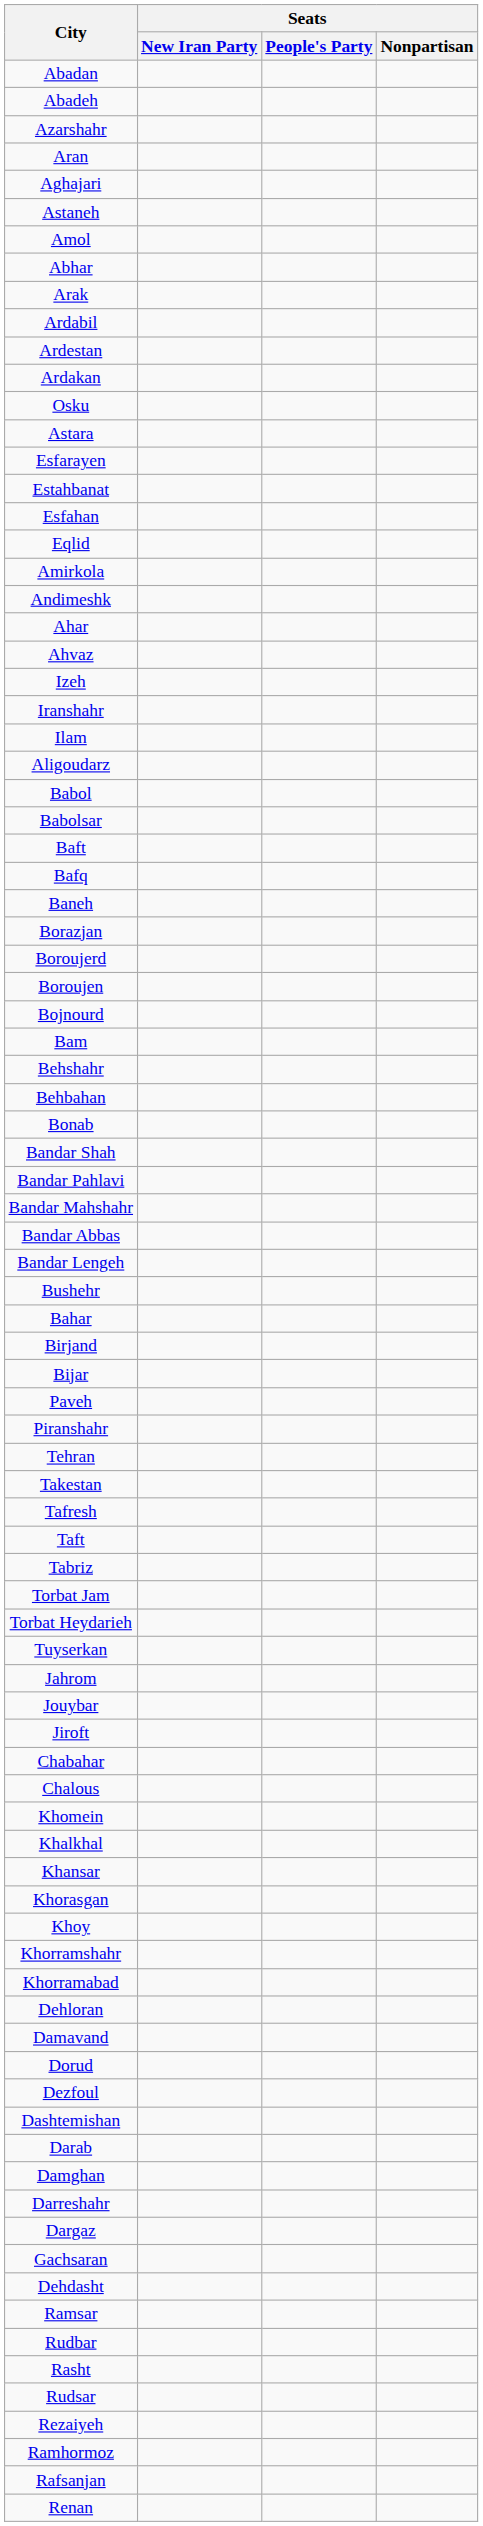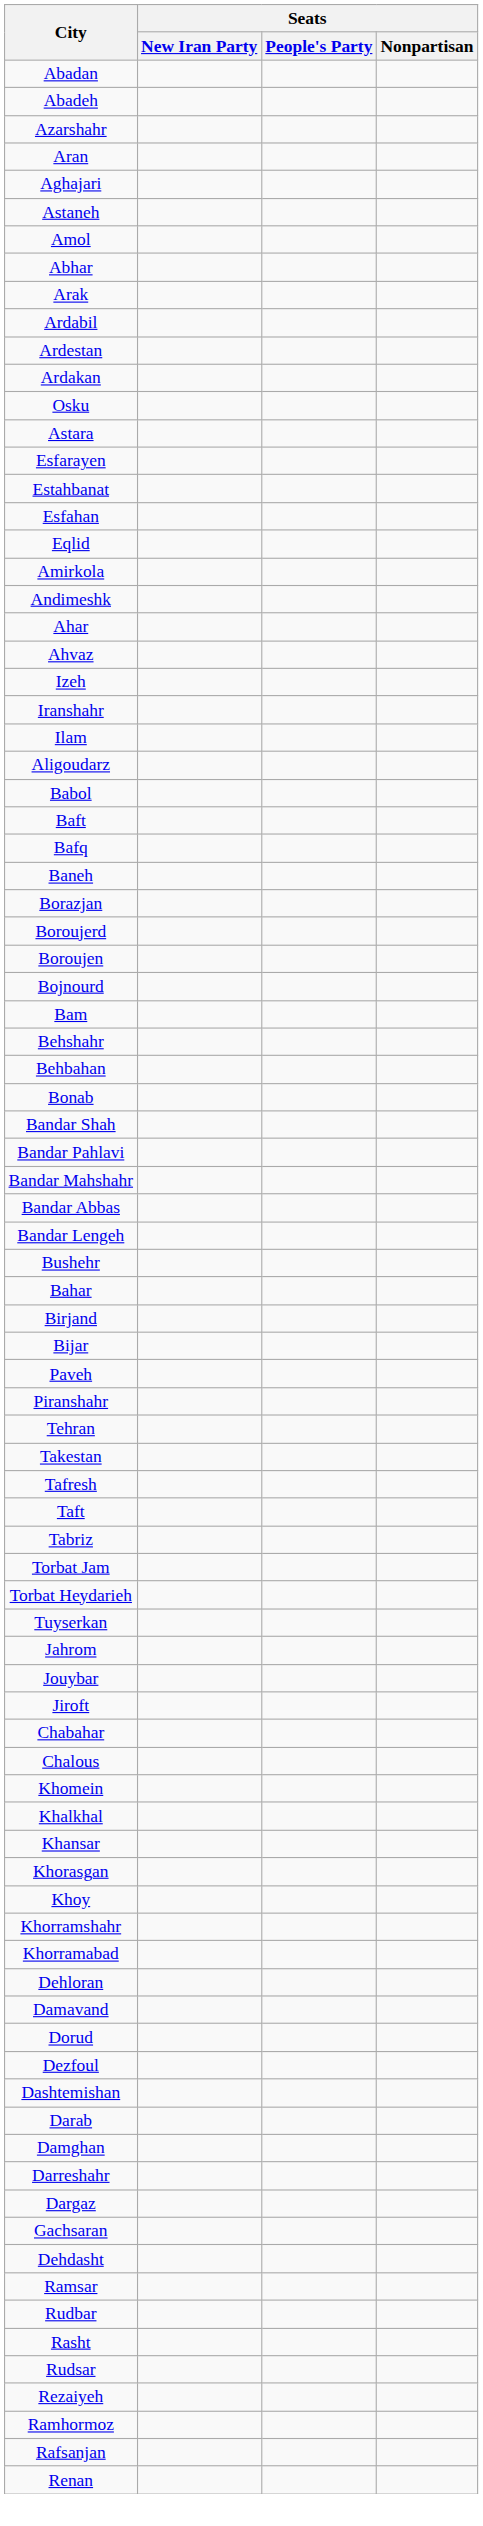- row: (71, 820)
